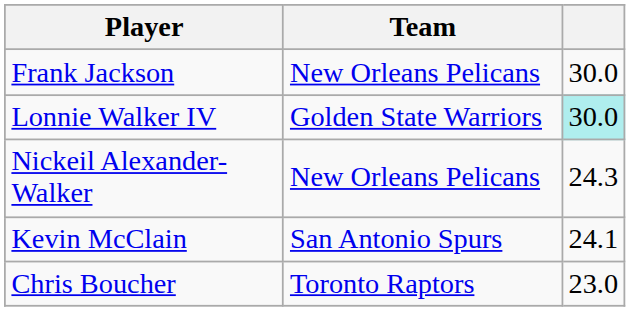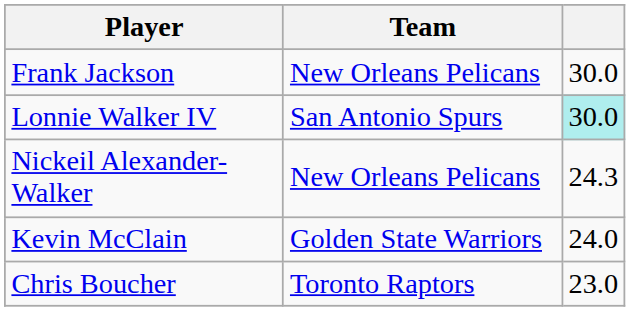(416, 116) Golden State Warriors -> (396, 116) San Antonio Spurs
(396, 238) San Antonio Spurs -> (416, 238) Golden State Warriors
(593, 238) 24.1 -> (593, 238) 24.0
